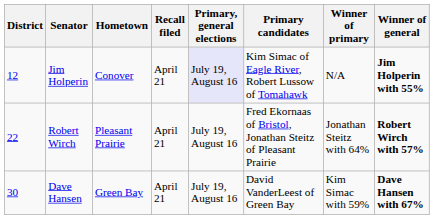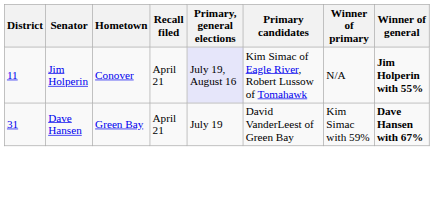(13, 75) 12 -> (12, 75) 11
- row: (63, 137)
(13, 192) 30 -> (13, 124) 31
(214, 192) July 19, August 16 -> (206, 124) July 19
